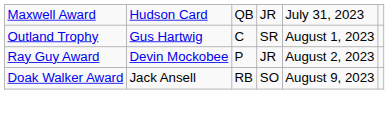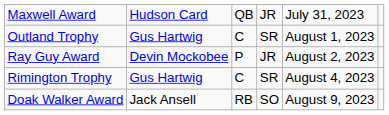+ row: (60, 78)
